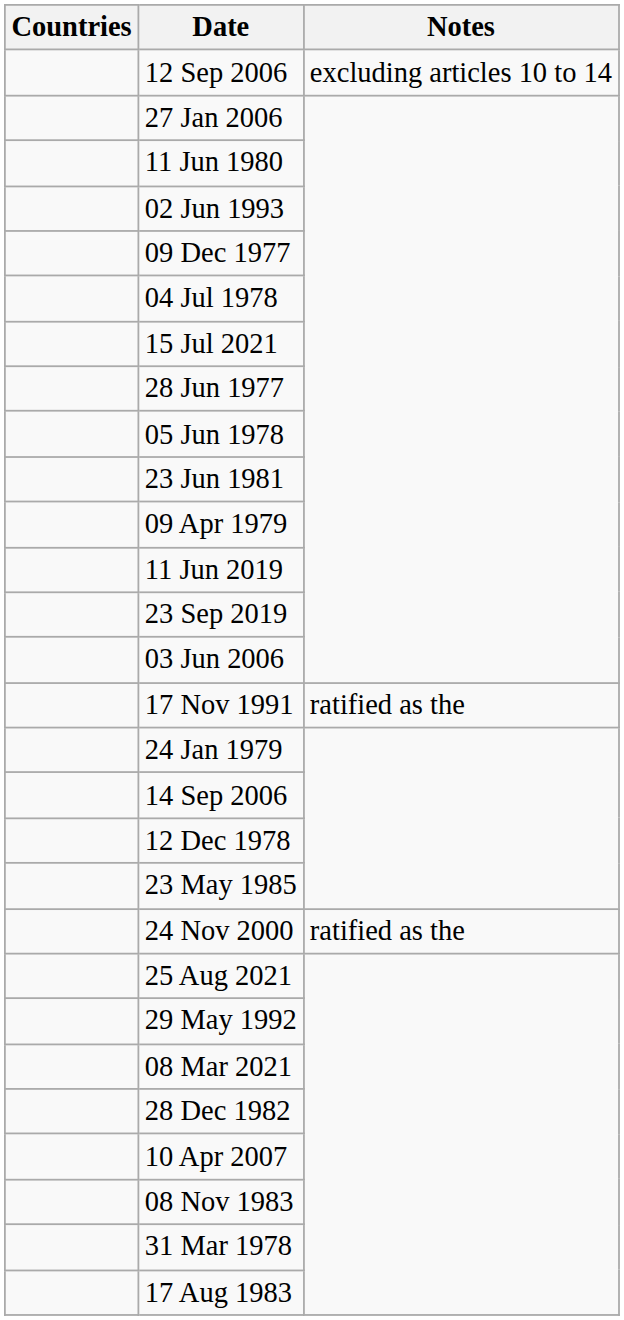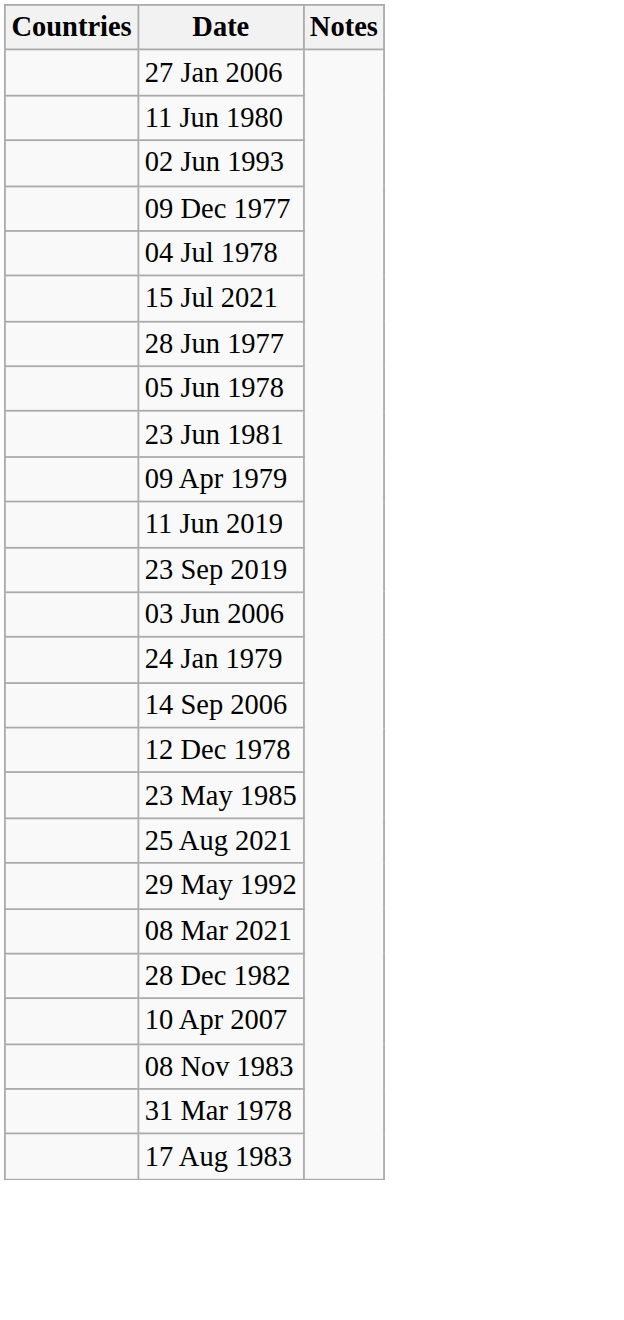- row: (216, 72)
- row: (219, 704)
- row: (219, 930)
